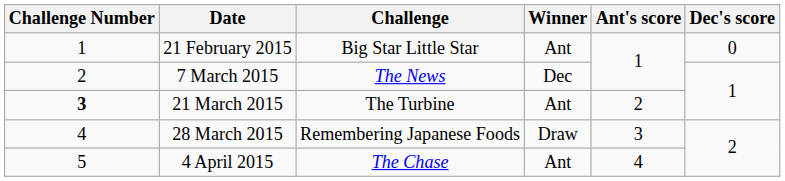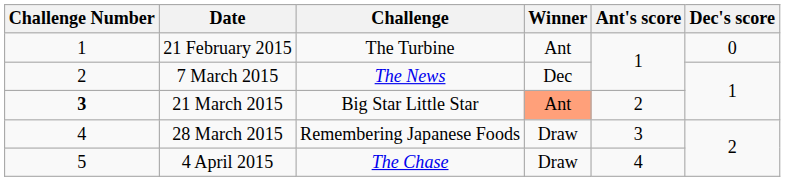(410, 47) Big Star Little Star -> (410, 47) The Turbine
(410, 104) The Turbine -> (410, 104) Big Star Little Star
(558, 104) no background -> (558, 104) lightsalmon background
(558, 162) Ant -> (558, 162) Draw
